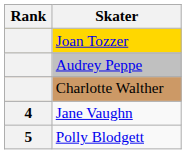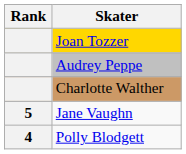(28, 112) 4 -> (28, 112) 5
(28, 137) 5 -> (28, 137) 4
